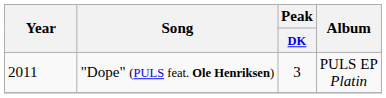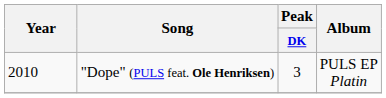(23, 72) 2011 -> (23, 72) 2010
